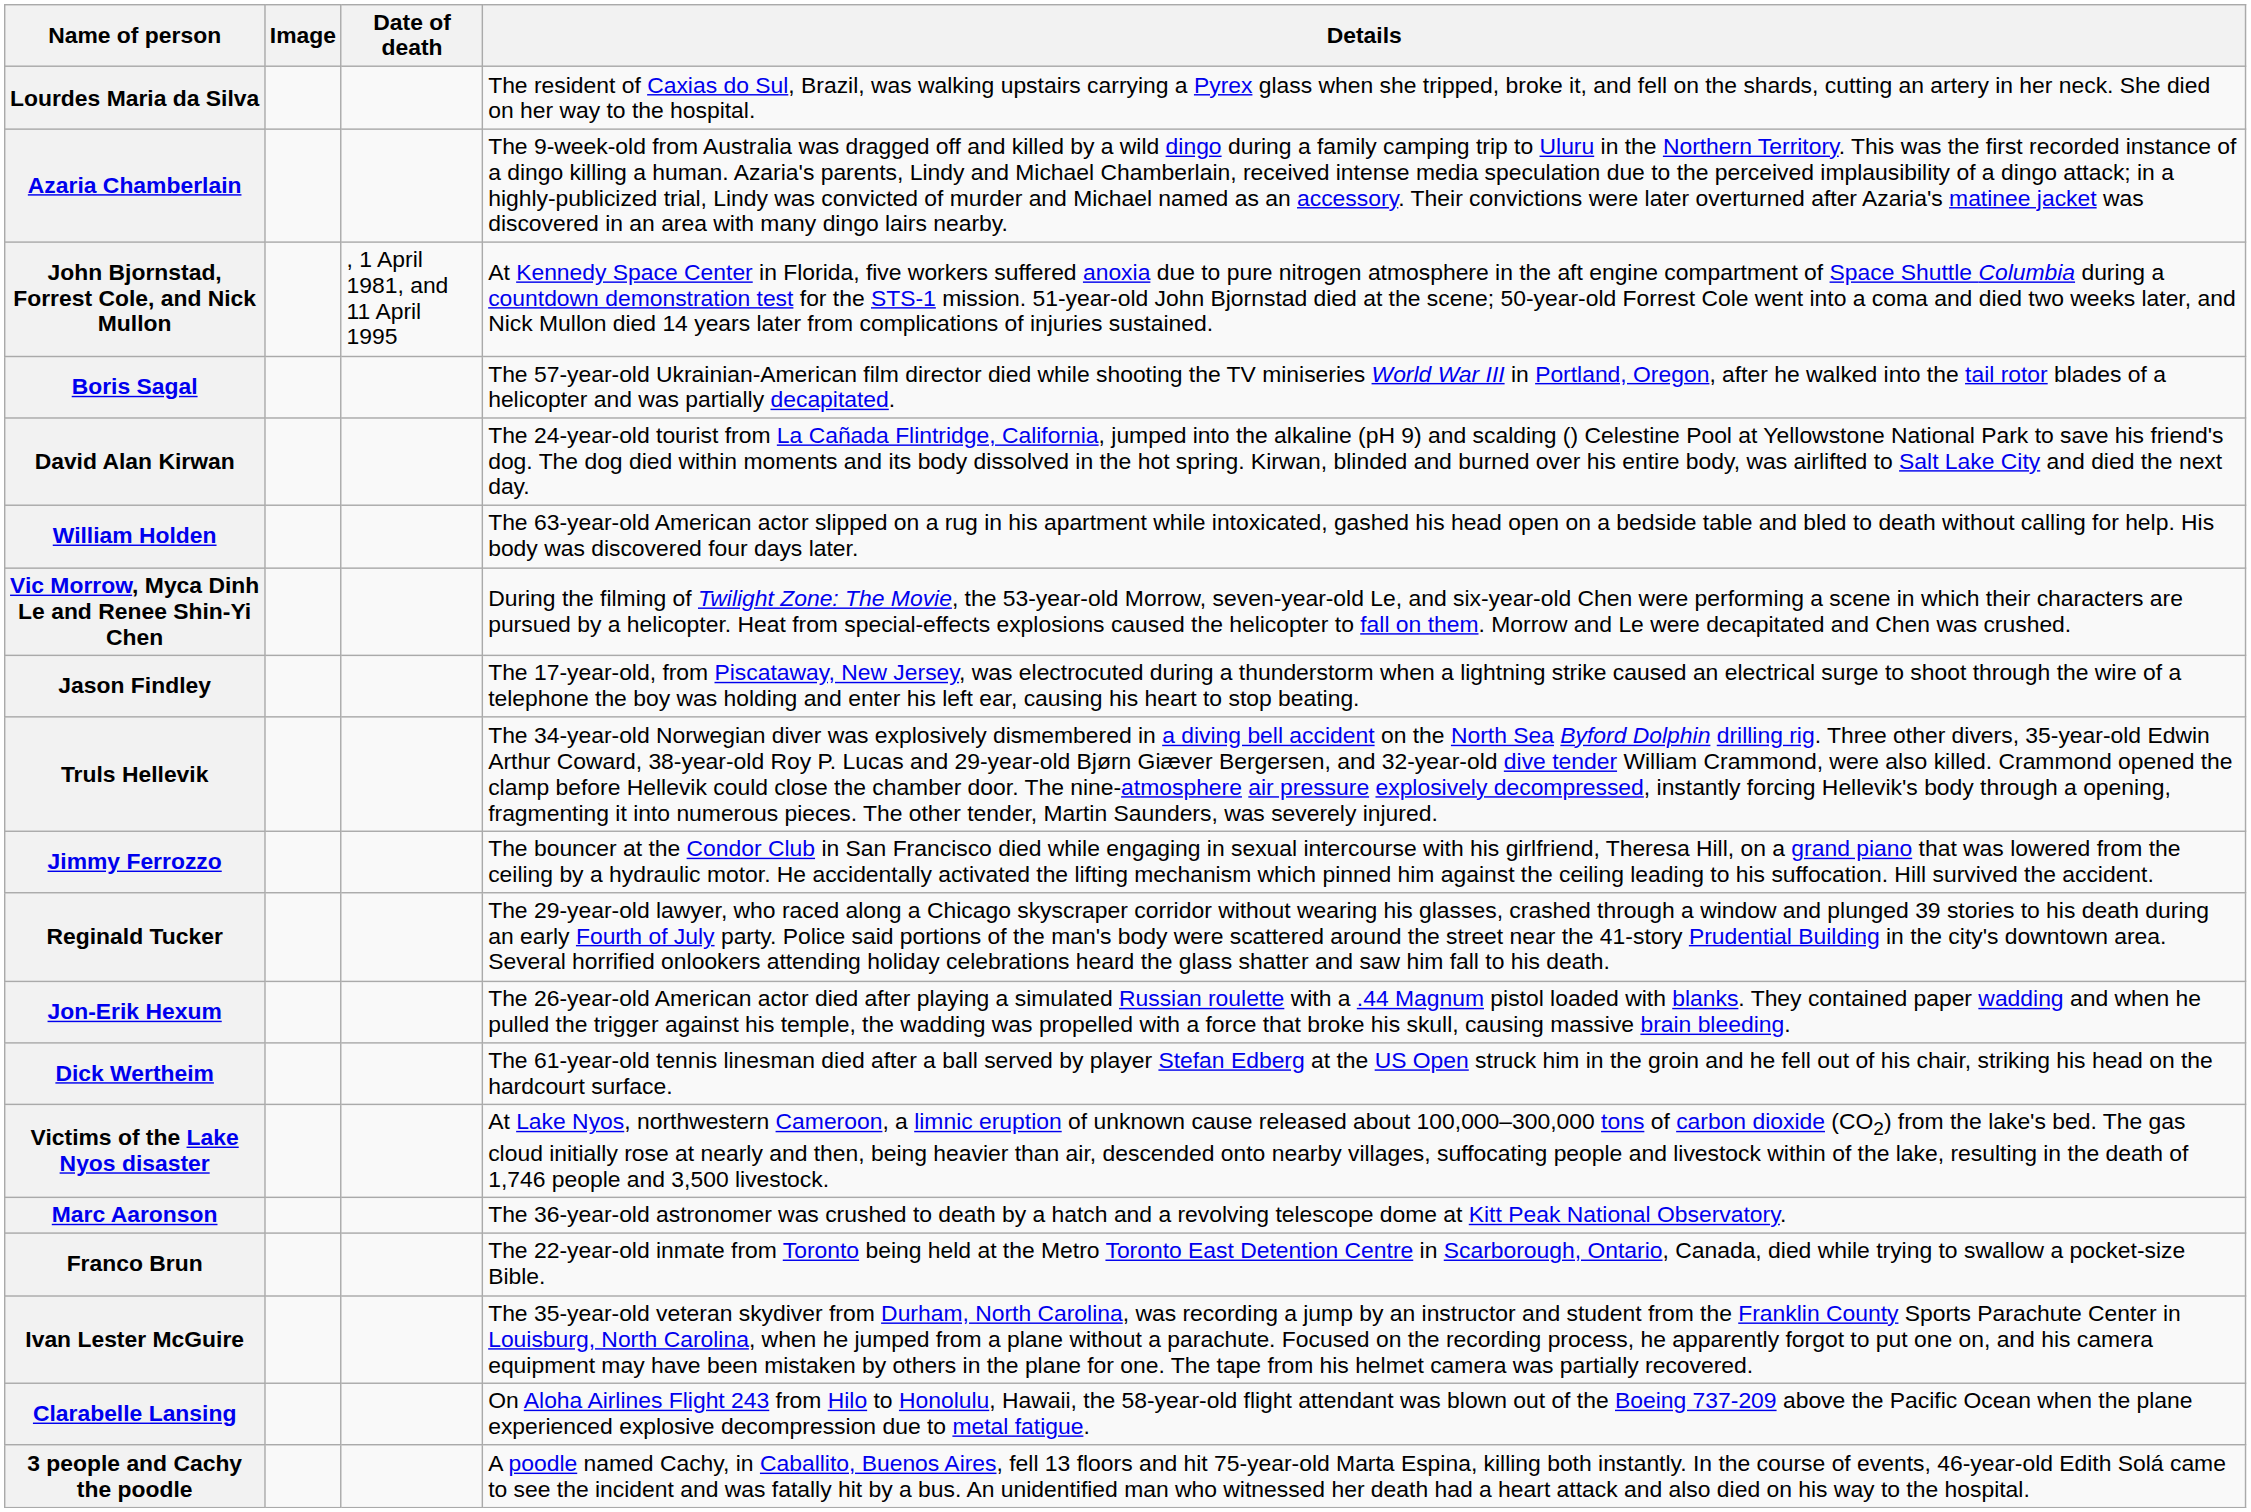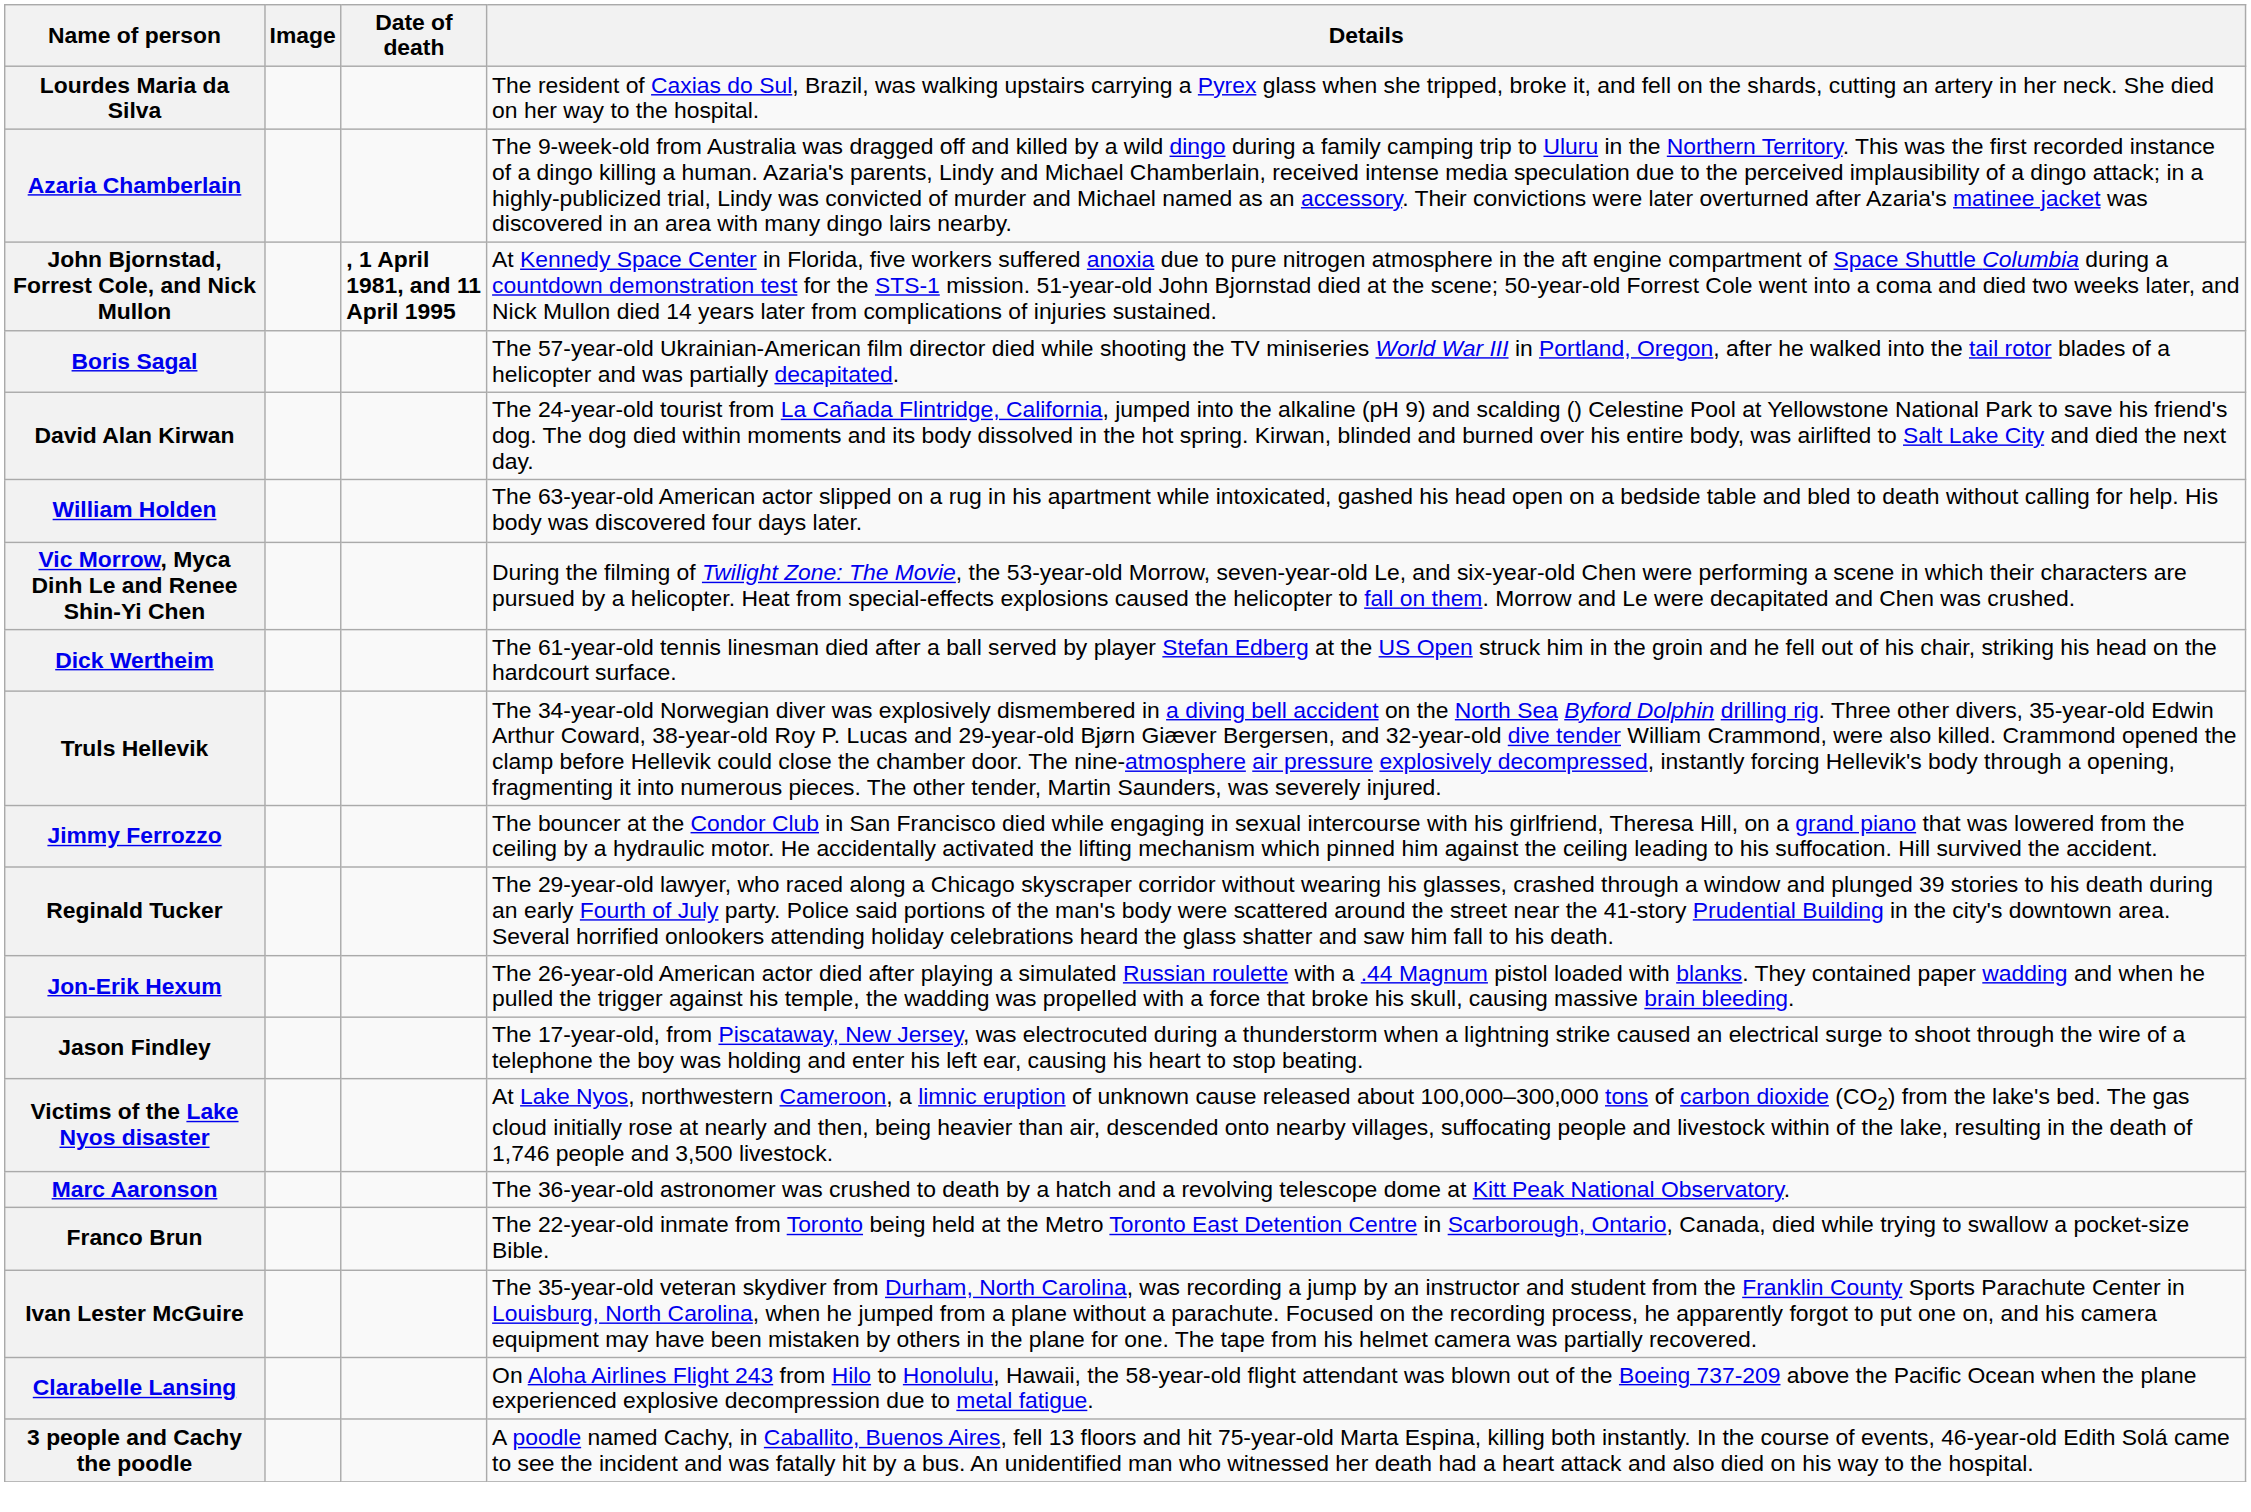(397, 298) normal -> (414, 285) bold
rows swapped: (135, 1073) <-> (135, 686)
